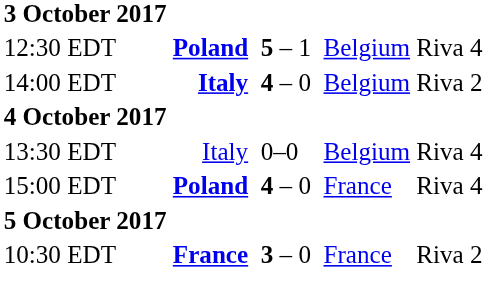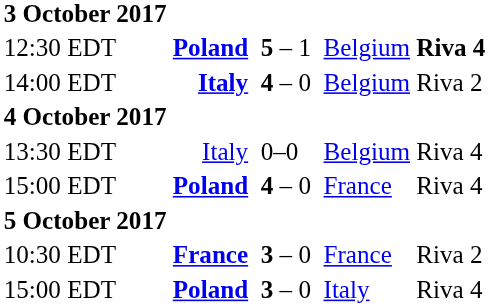(449, 48) normal -> (451, 48) bold
+ row: (60, 289)
